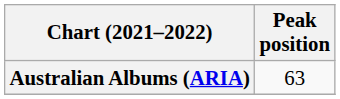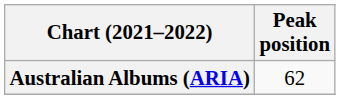(295, 77) 63 -> (295, 77) 62
